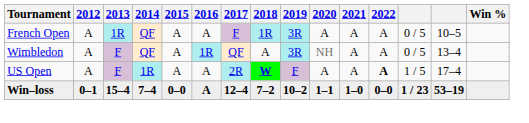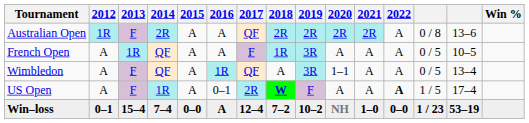+ row: (47, 33)
(324, 52) NH -> (340, 71) 1–1
(206, 71) A -> (222, 90) 0–1
(324, 90) 1–1 -> (340, 109) NH
